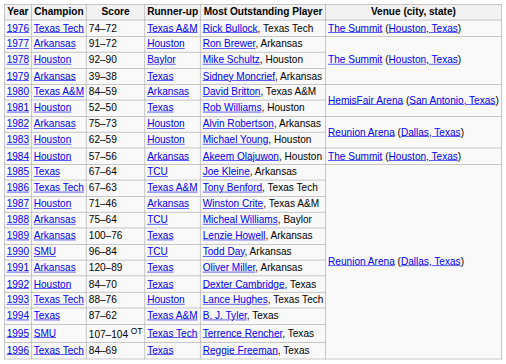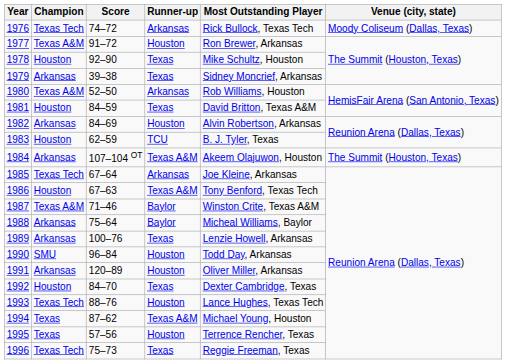(172, 28) Texas A&M -> (168, 28) Arkansas
(395, 28) The Summit (Houston, Texas) -> (400, 28) Moody Coliseum (Dallas, Texas)
(55, 44) Arkansas -> (59, 44) Texas A&M
(161, 60) Baylor -> (160, 60) Texas
(103, 92) 84–59 -> (103, 92) 52–50
(259, 92) David Britton, Texas A&M -> (254, 92) Rob Williams, Houston
(103, 108) 52–50 -> (103, 108) 84–59
(254, 108) Rob Williams, Houston -> (259, 108) David Britton, Texas A&M
(103, 124) 75–73 -> (103, 124) 84–69
(166, 140) Houston -> (157, 140) TCU
(257, 140) Michael Young, Houston -> (241, 140) B. J. Tyler, Texas
(52, 156) Houston -> (55, 157) Arkansas
(103, 156) 57–56 -> (116, 157) 107–104 OT
(168, 156) Arkansas -> (172, 157) Texas A&M
(47, 172) Texas -> (59, 175) Texas Tech
(157, 172) TCU -> (168, 175) Arkansas
(59, 188) Texas Tech -> (52, 191) Houston
(52, 204) Houston -> (59, 207) Texas A&M
(168, 204) Arkansas -> (161, 207) Baylor
(157, 220) TCU -> (161, 223) Baylor
(157, 252) TCU -> (166, 255) Houston
(160, 268) Texas -> (166, 270) Houston
(241, 316) B. J. Tyler, Texas -> (257, 318) Michael Young, Houston
(45, 333) SMU -> (47, 334) Texas
(116, 333) 107–104 OT -> (103, 334) 57–56
(172, 333) Texas Tech -> (166, 334) Houston
(103, 350) 84–69 -> (103, 350) 75–73
